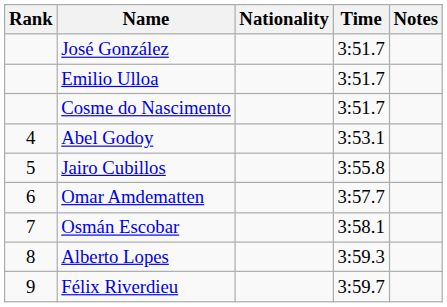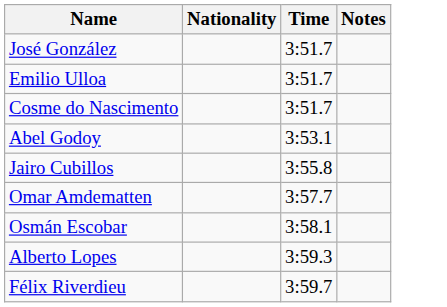- column: (31, 19)
